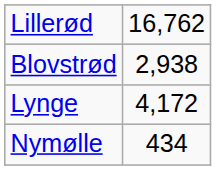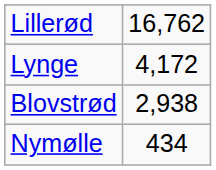rows swapped: (44, 104) <-> (64, 64)
